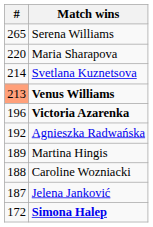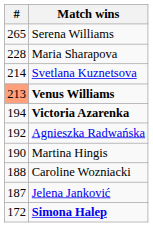(17, 53) 220 -> (17, 53) 228
(17, 113) 196 -> (17, 113) 194
(17, 152) 189 -> (17, 152) 190
